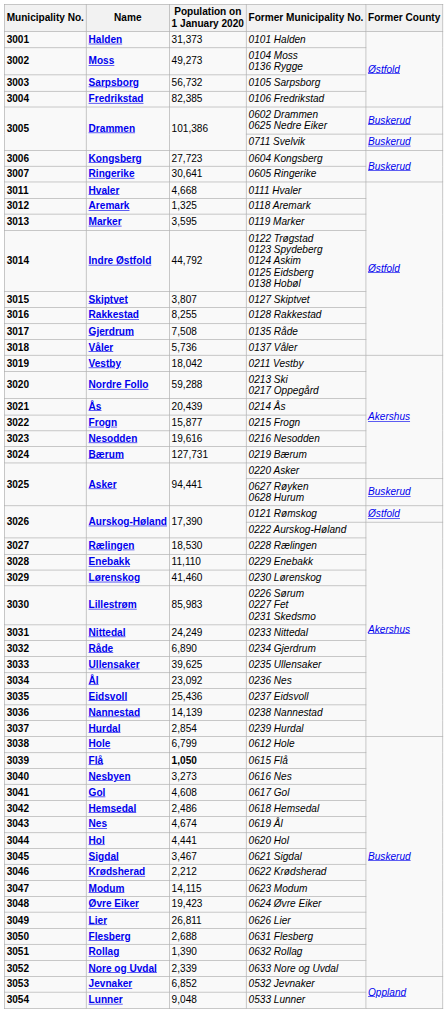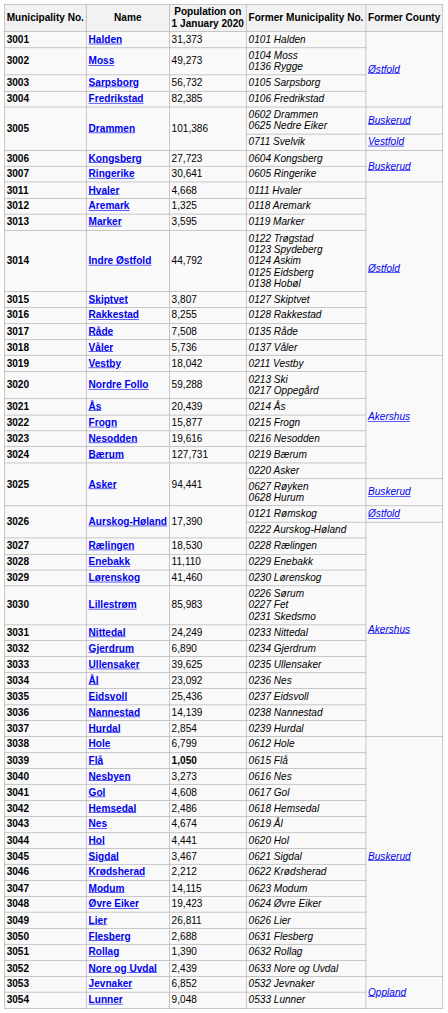(389, 142) Buskerud -> (386, 142) Vestfold
(111, 331) Gjerdrum -> (101, 331) Råde
(101, 648) Råde -> (111, 648) Gjerdrum
(184, 968) 2,339 -> (184, 968) 2,439
